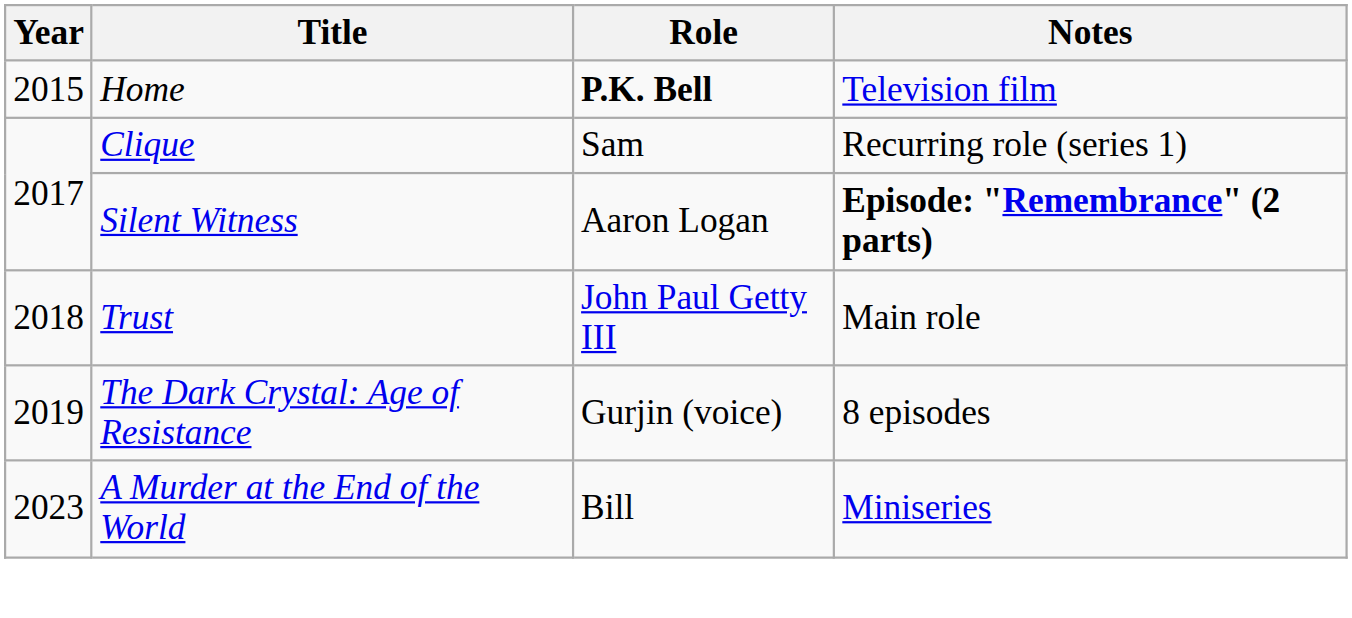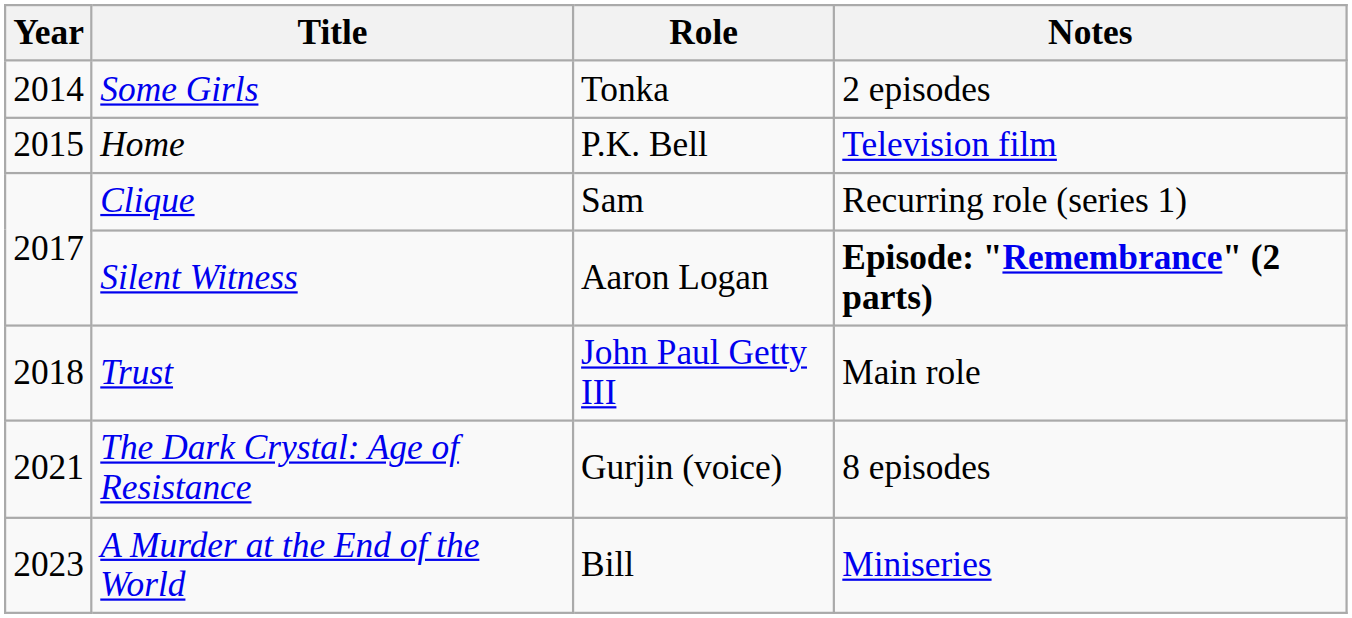+ row: (179, 88)
(647, 88) bold -> (644, 144) normal
(49, 412) 2019 -> (49, 468) 2021
